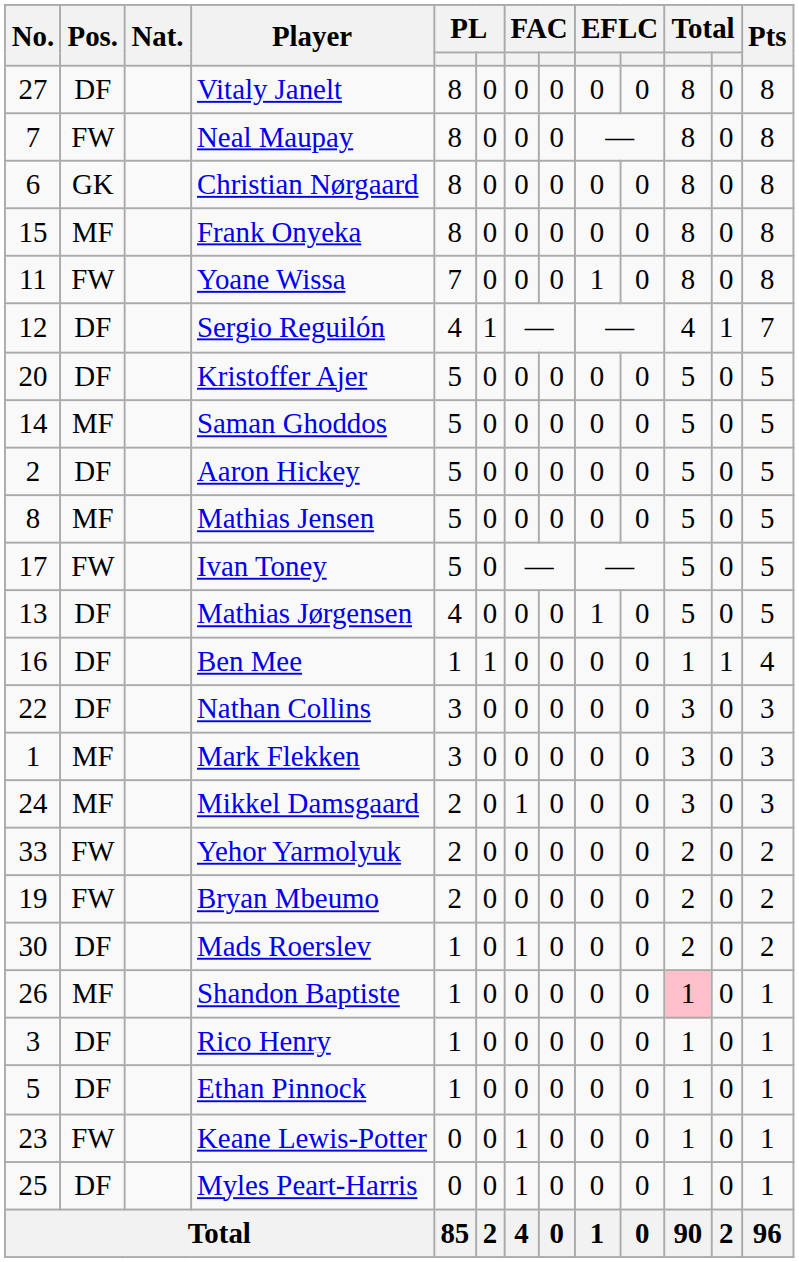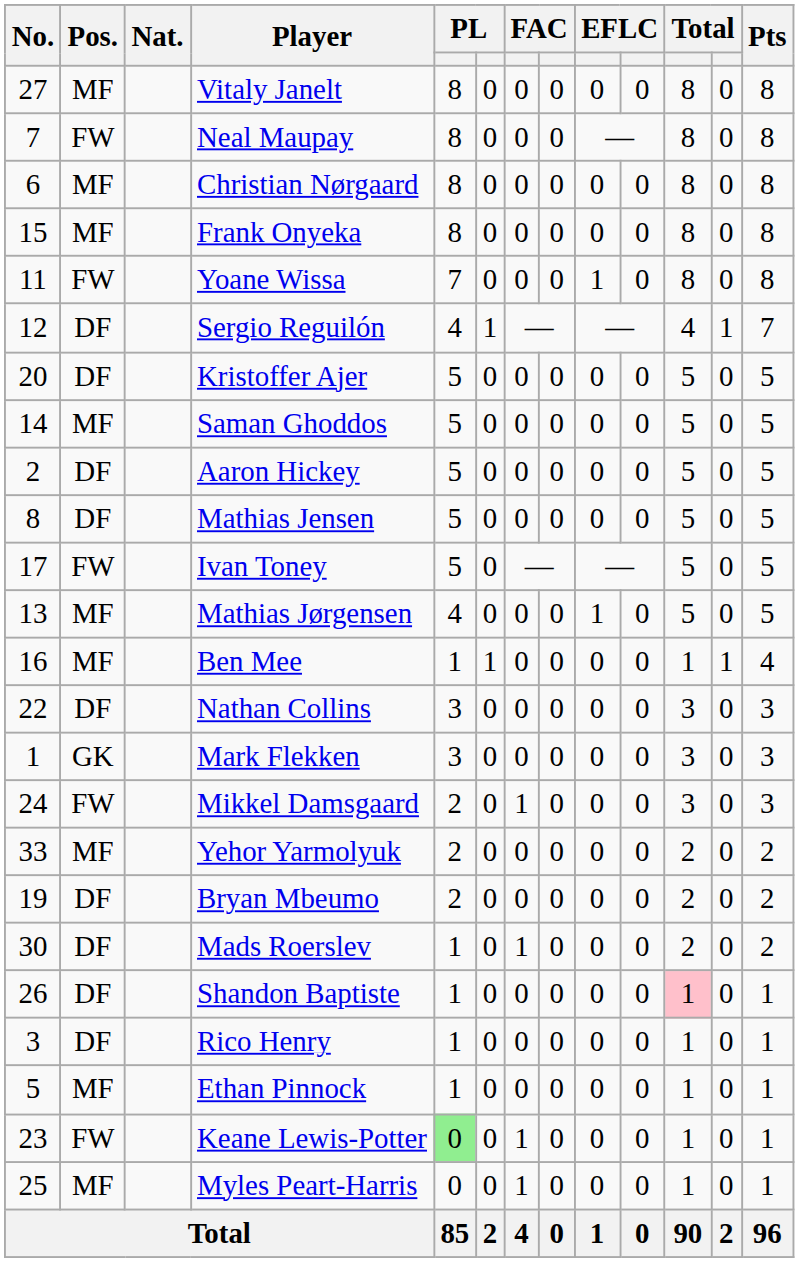(93, 89) DF -> (93, 89) MF
(93, 184) GK -> (93, 184) MF
(93, 518) MF -> (93, 518) DF
(93, 613) DF -> (93, 613) MF
(93, 660) DF -> (93, 660) MF
(93, 756) MF -> (93, 756) GK
(93, 803) MF -> (93, 803) FW
(93, 851) FW -> (93, 851) MF
(93, 899) FW -> (93, 899) DF
(93, 994) MF -> (93, 994) DF
(93, 1089) DF -> (93, 1089) MF
(455, 1137) no background -> (455, 1137) lightgreen background
(93, 1184) DF -> (93, 1184) MF
